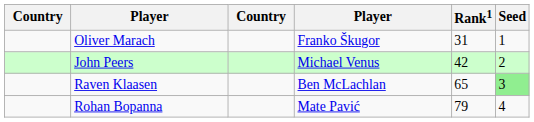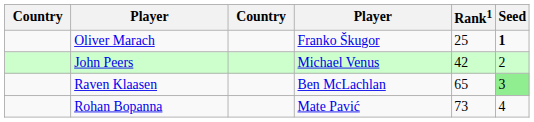(461, 40) 31 -> (461, 40) 25
(502, 40) normal -> (502, 40) bold
(461, 106) 79 -> (461, 106) 73
